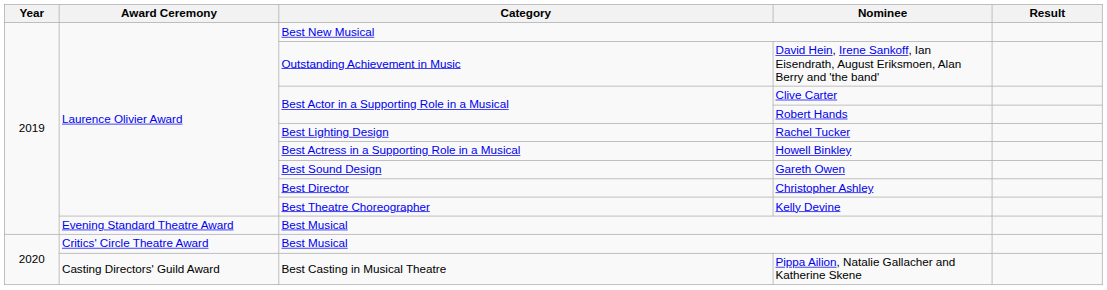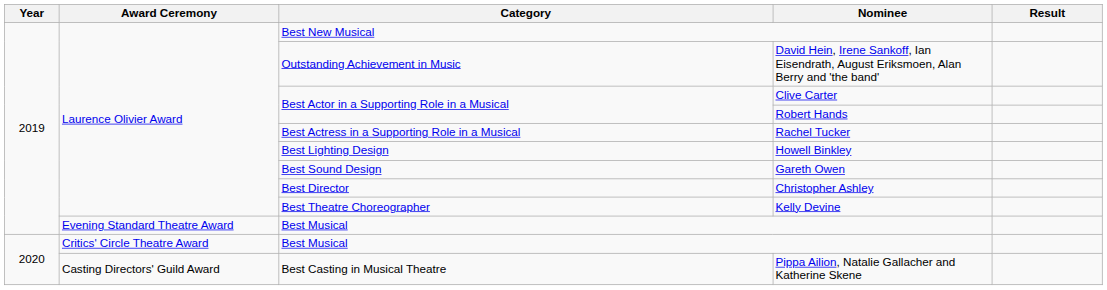(335, 132) Best Lighting Design -> (401, 132) Best Actress in a Supporting Role in a Musical
(401, 151) Best Actress in a Supporting Role in a Musical -> (335, 151) Best Lighting Design
